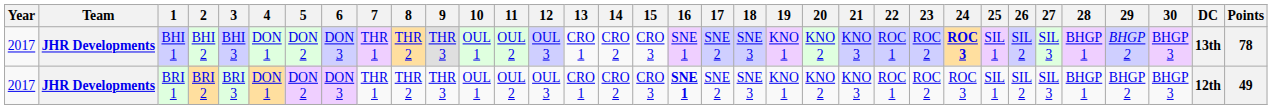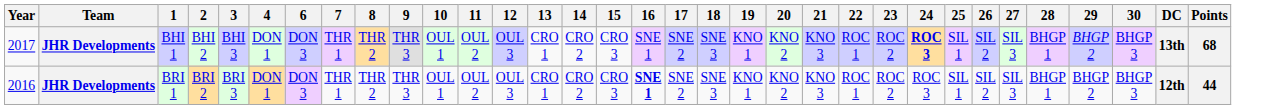- column: (303, 15)
(1246, 46) 78 -> (1210, 46) 68
(21, 84) 2017 -> (21, 84) 2016
(1246, 84) 49 -> (1210, 84) 44
